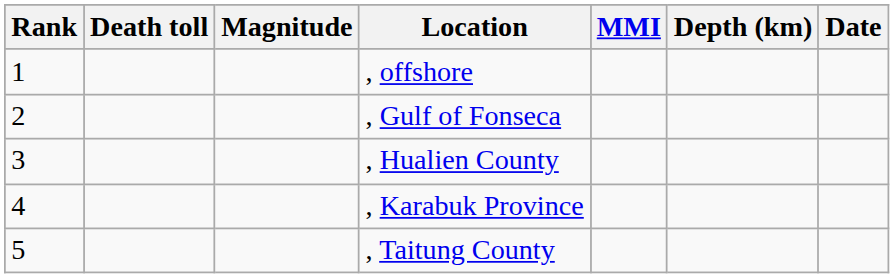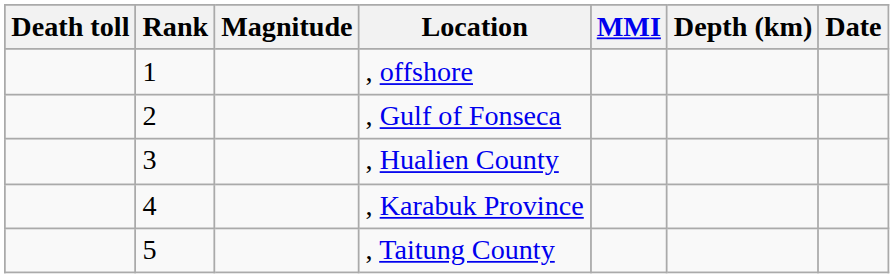columns swapped: (44, 26) <-> (149, 26)
